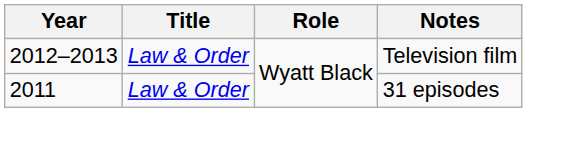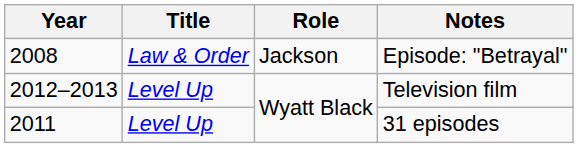+ row: (475, 55)
(188, 55) Law & Order -> (170, 90) Level Up
(188, 90) Law & Order -> (170, 124) Level Up
